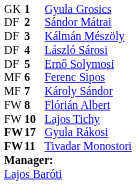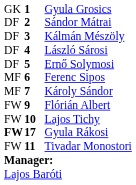(27, 105) 8 -> (27, 105) 9
(13, 146) bold -> (13, 146) normal
